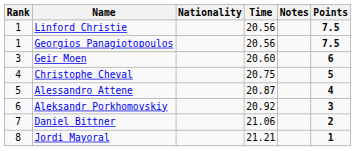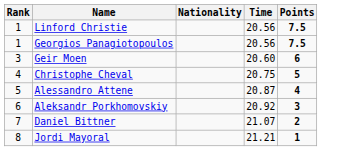- column: (294, 12)
(261, 122) 21.06 -> (261, 122) 21.07
